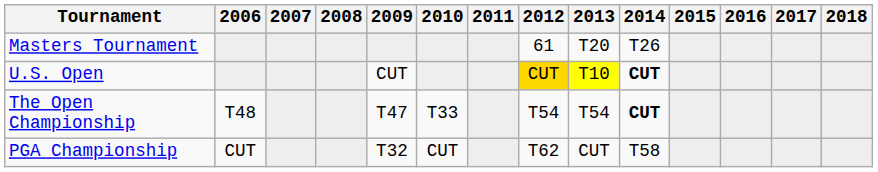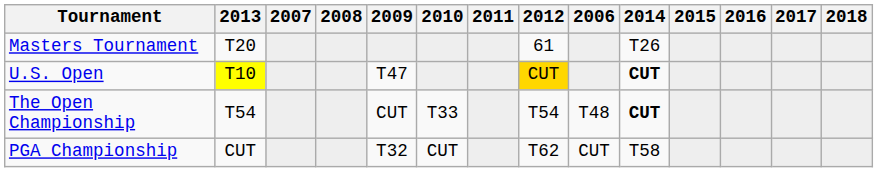columns swapped: (240, 19) <-> (594, 19)
(392, 76) CUT -> (392, 76) T47
(392, 114) T47 -> (392, 114) CUT
